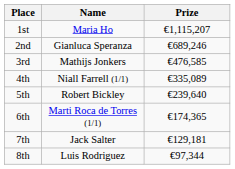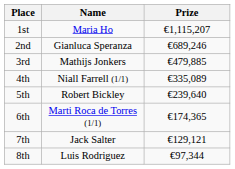(187, 62) €476,585 -> (187, 62) €479,885
(187, 139) €129,181 -> (187, 139) €129,121
